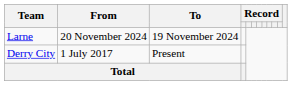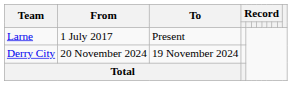(104, 36) 20 November 2024 -> (86, 36) 1 July 2017
(195, 36) 19 November 2024 -> (168, 36) Present
(86, 54) 1 July 2017 -> (104, 54) 20 November 2024
(168, 54) Present -> (195, 54) 19 November 2024
